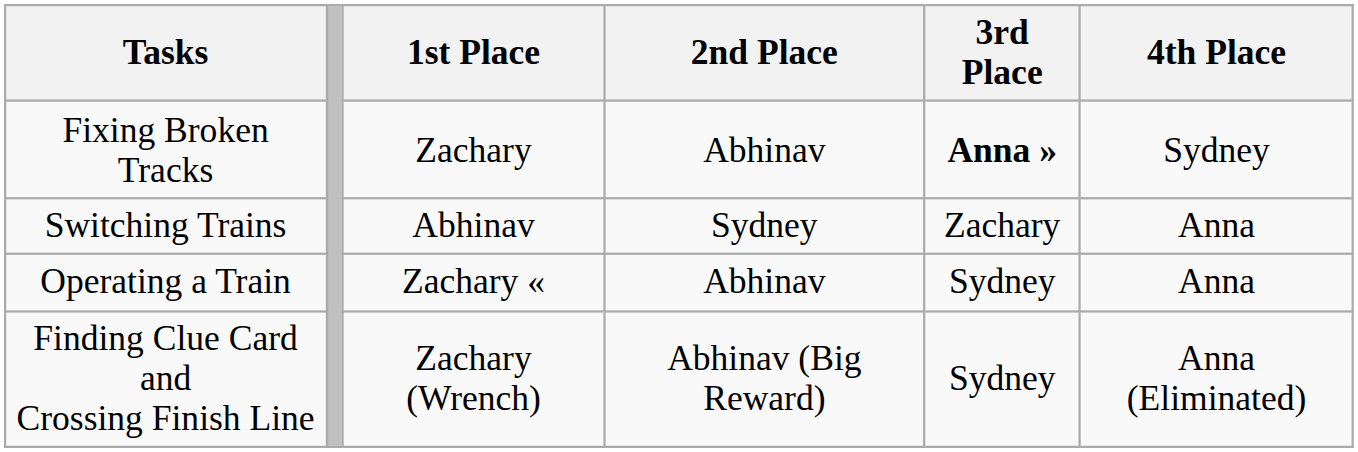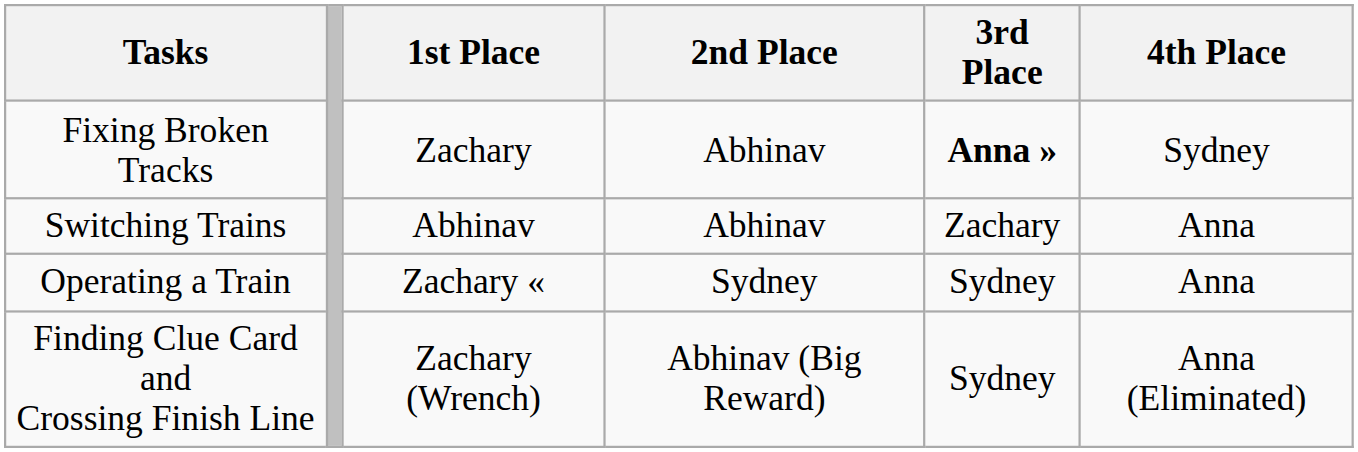(764, 225) Sydney -> (764, 225) Abhinav
(764, 281) Abhinav -> (764, 281) Sydney
